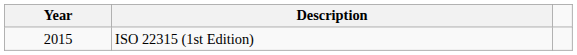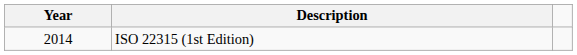(58, 38) 2015 -> (58, 38) 2014
